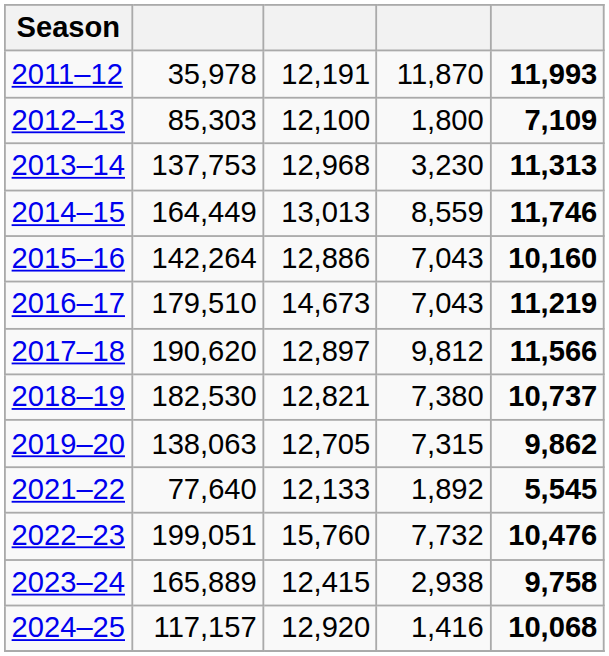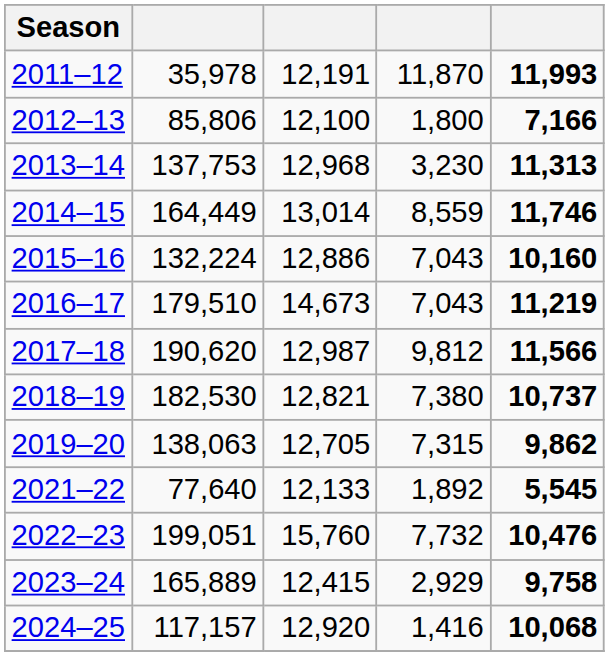(212, 119) 85,303 -> (212, 119) 85,806
(561, 119) 7,109 -> (561, 119) 7,166
(326, 212) 13,013 -> (326, 212) 13,014
(204, 258) 142,264 -> (204, 258) 132,224
(326, 350) 12,897 -> (326, 350) 12,987
(447, 581) 2,938 -> (447, 581) 2,929
